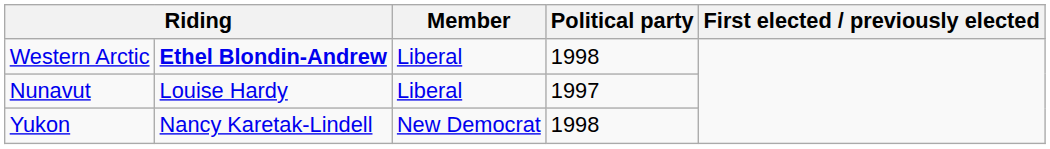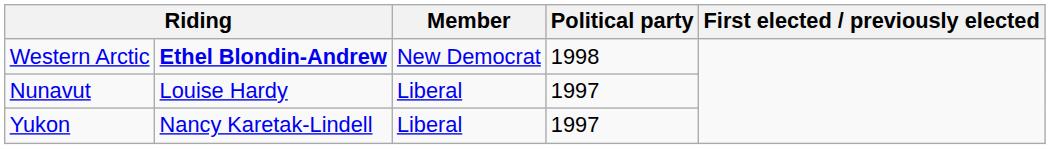(430, 56) Liberal -> (469, 56) New Democrat
(469, 125) New Democrat -> (430, 125) Liberal
(575, 125) 1998 -> (575, 125) 1997
